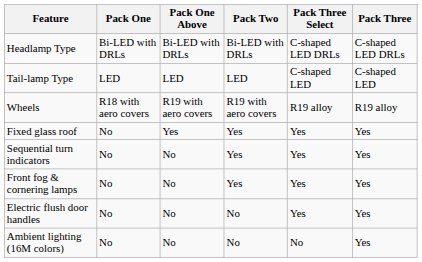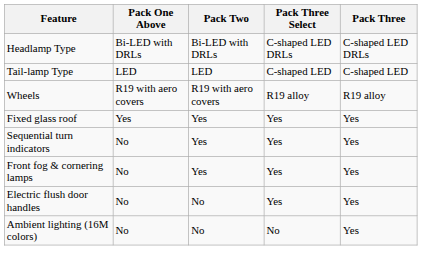- column: (128, 19)
